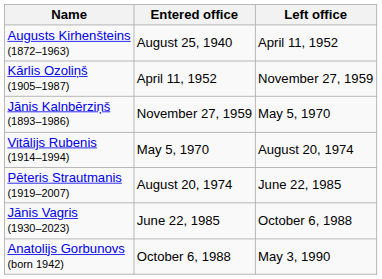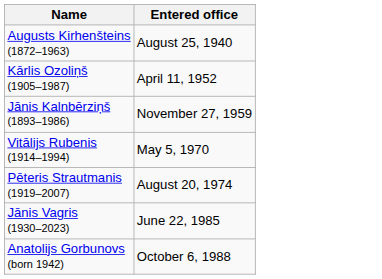- column: (316, 14)
